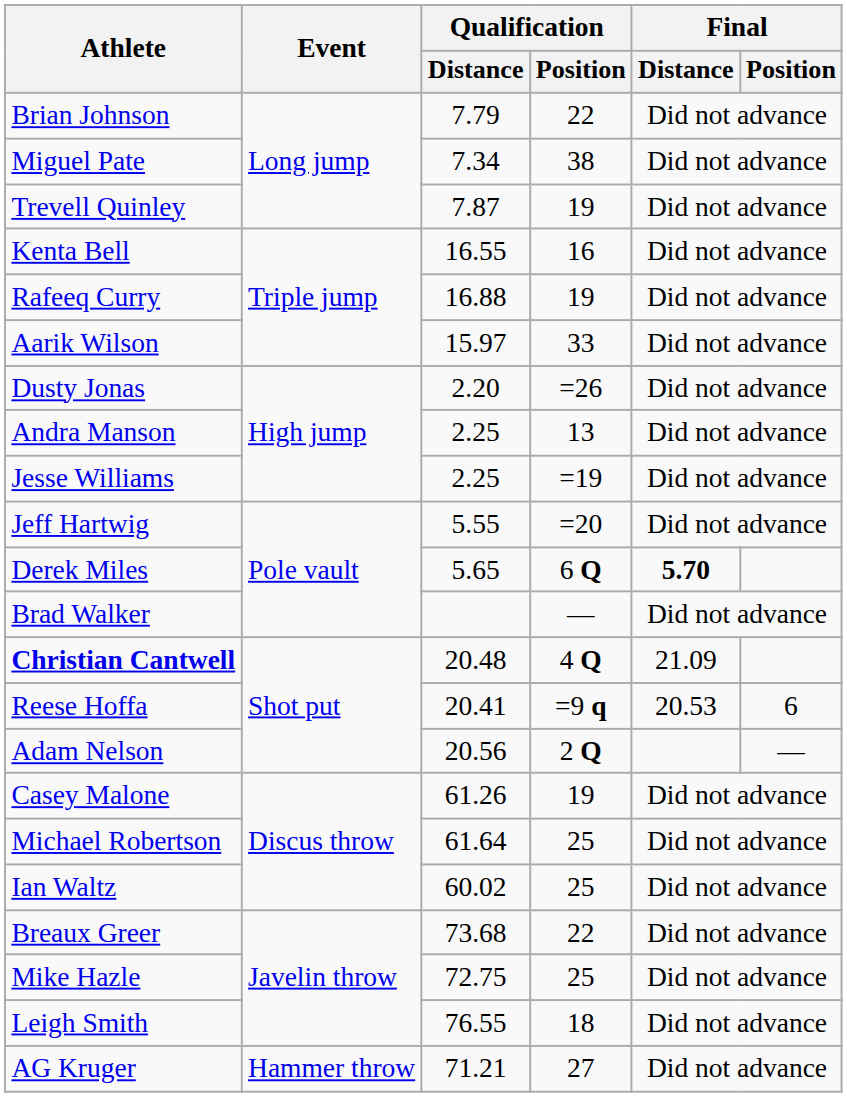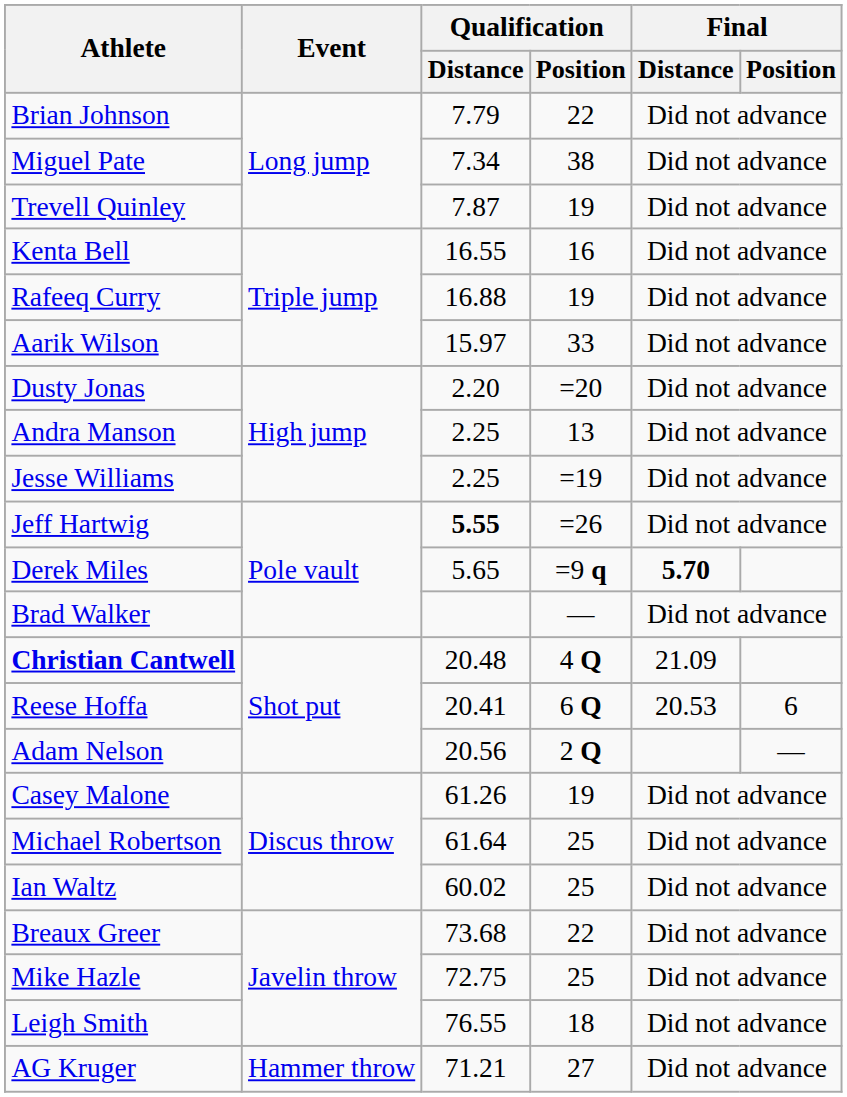(581, 388) =26 -> (581, 388) =20
(476, 524) normal -> (476, 524) bold
(581, 524) =20 -> (581, 524) =26
(581, 569) 6 Q -> (581, 569) =9 q
(581, 705) =9 q -> (581, 705) 6 Q
